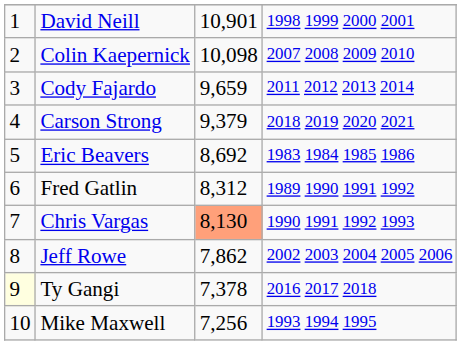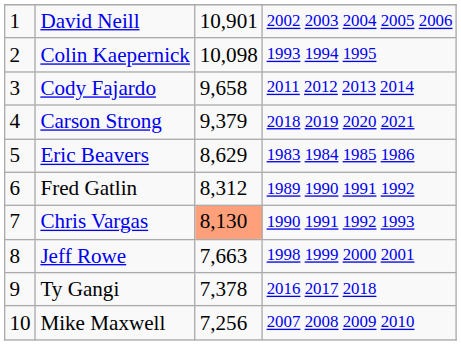(341, 21) 1998 1999 2000 2001 -> (360, 21) 2002 2003 2004 2005 2006
(341, 54) 2007 2008 2009 2010 -> (322, 54) 1993 1994 1995
(223, 88) 9,659 -> (223, 88) 9,658
(223, 155) 8,692 -> (223, 155) 8,629
(223, 255) 7,862 -> (223, 255) 7,663
(360, 255) 2002 2003 2004 2005 2006 -> (341, 255) 1998 1999 2000 2001
(15, 289) lightyellow background -> (15, 289) no background
(322, 322) 1993 1994 1995 -> (341, 322) 2007 2008 2009 2010
